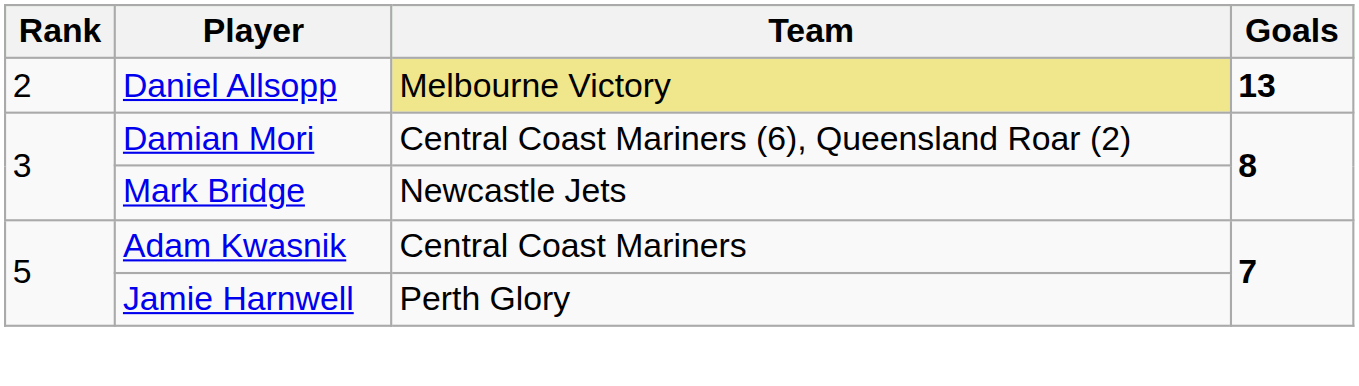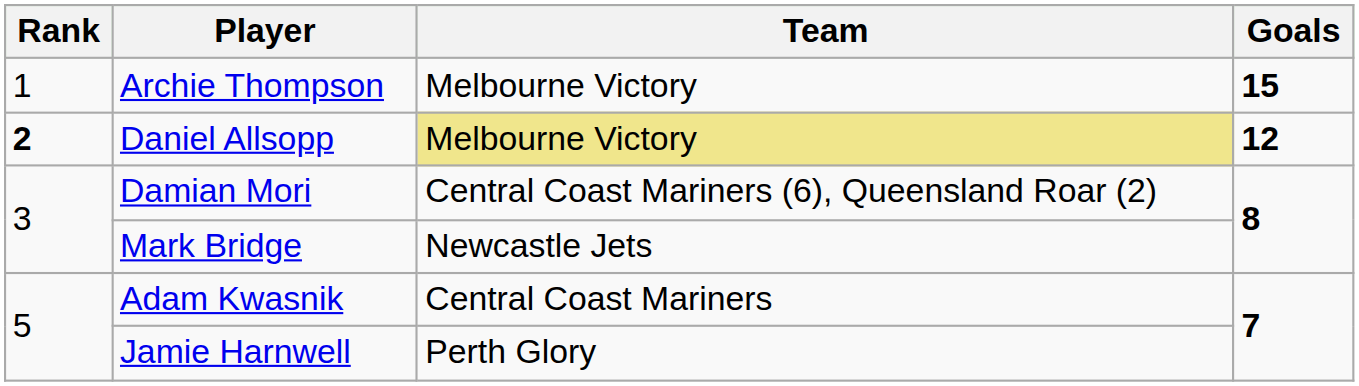+ row: (252, 84)
(22, 84) normal -> (22, 138) bold
(1257, 84) 13 -> (1260, 138) 12
